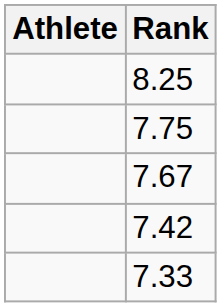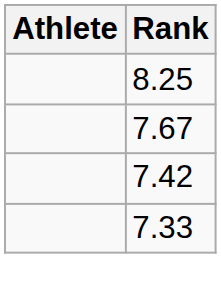- row: (163, 128)
